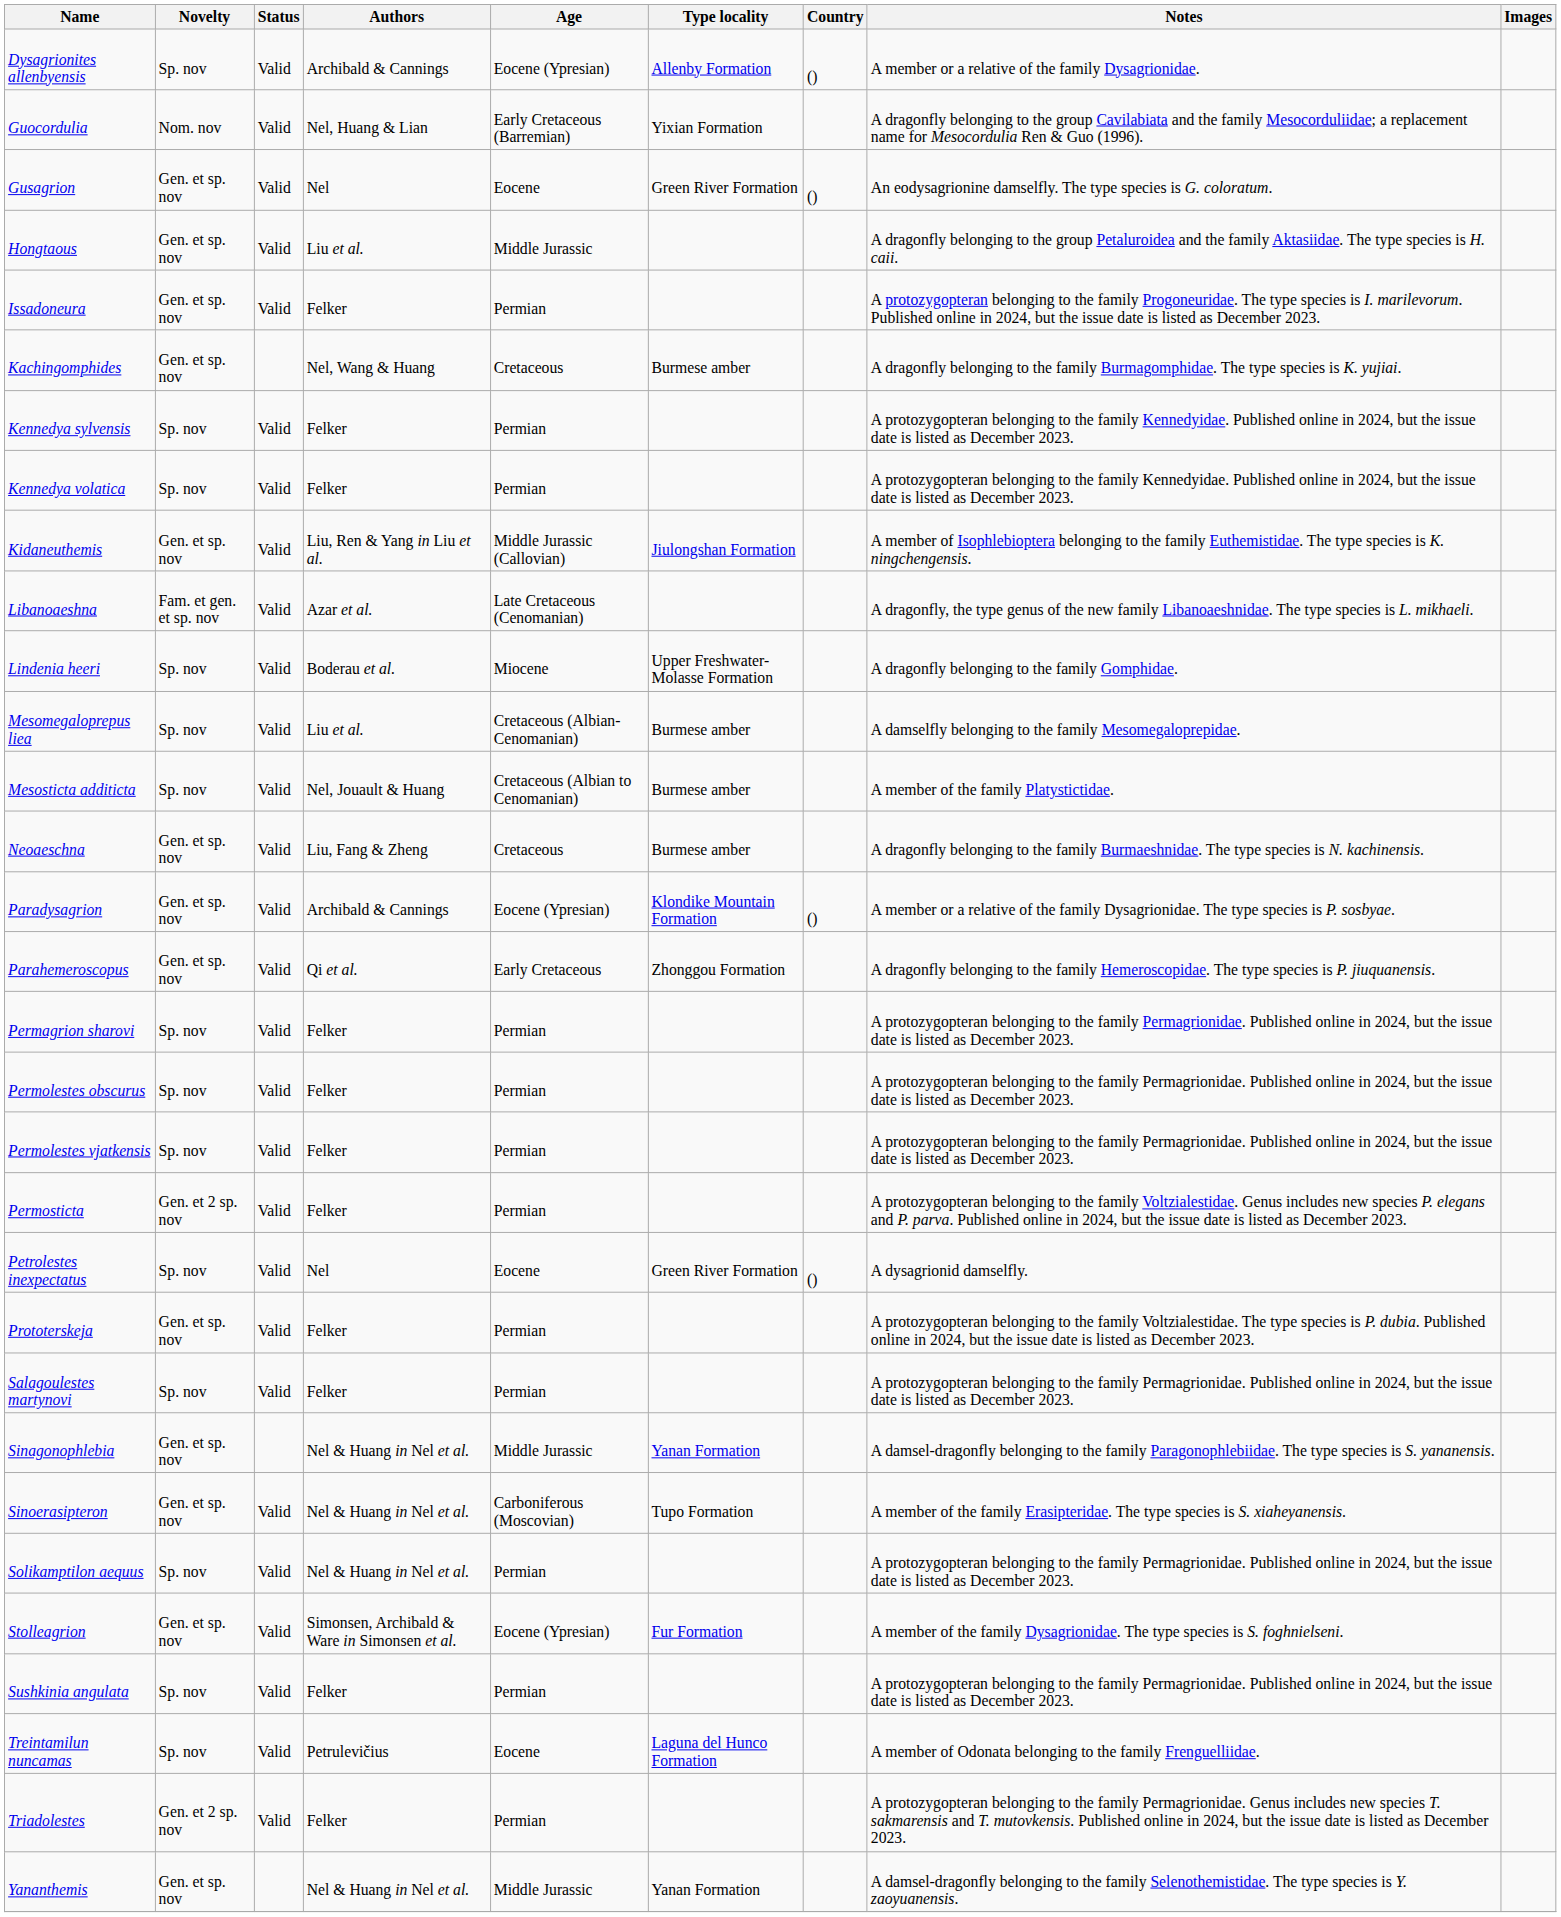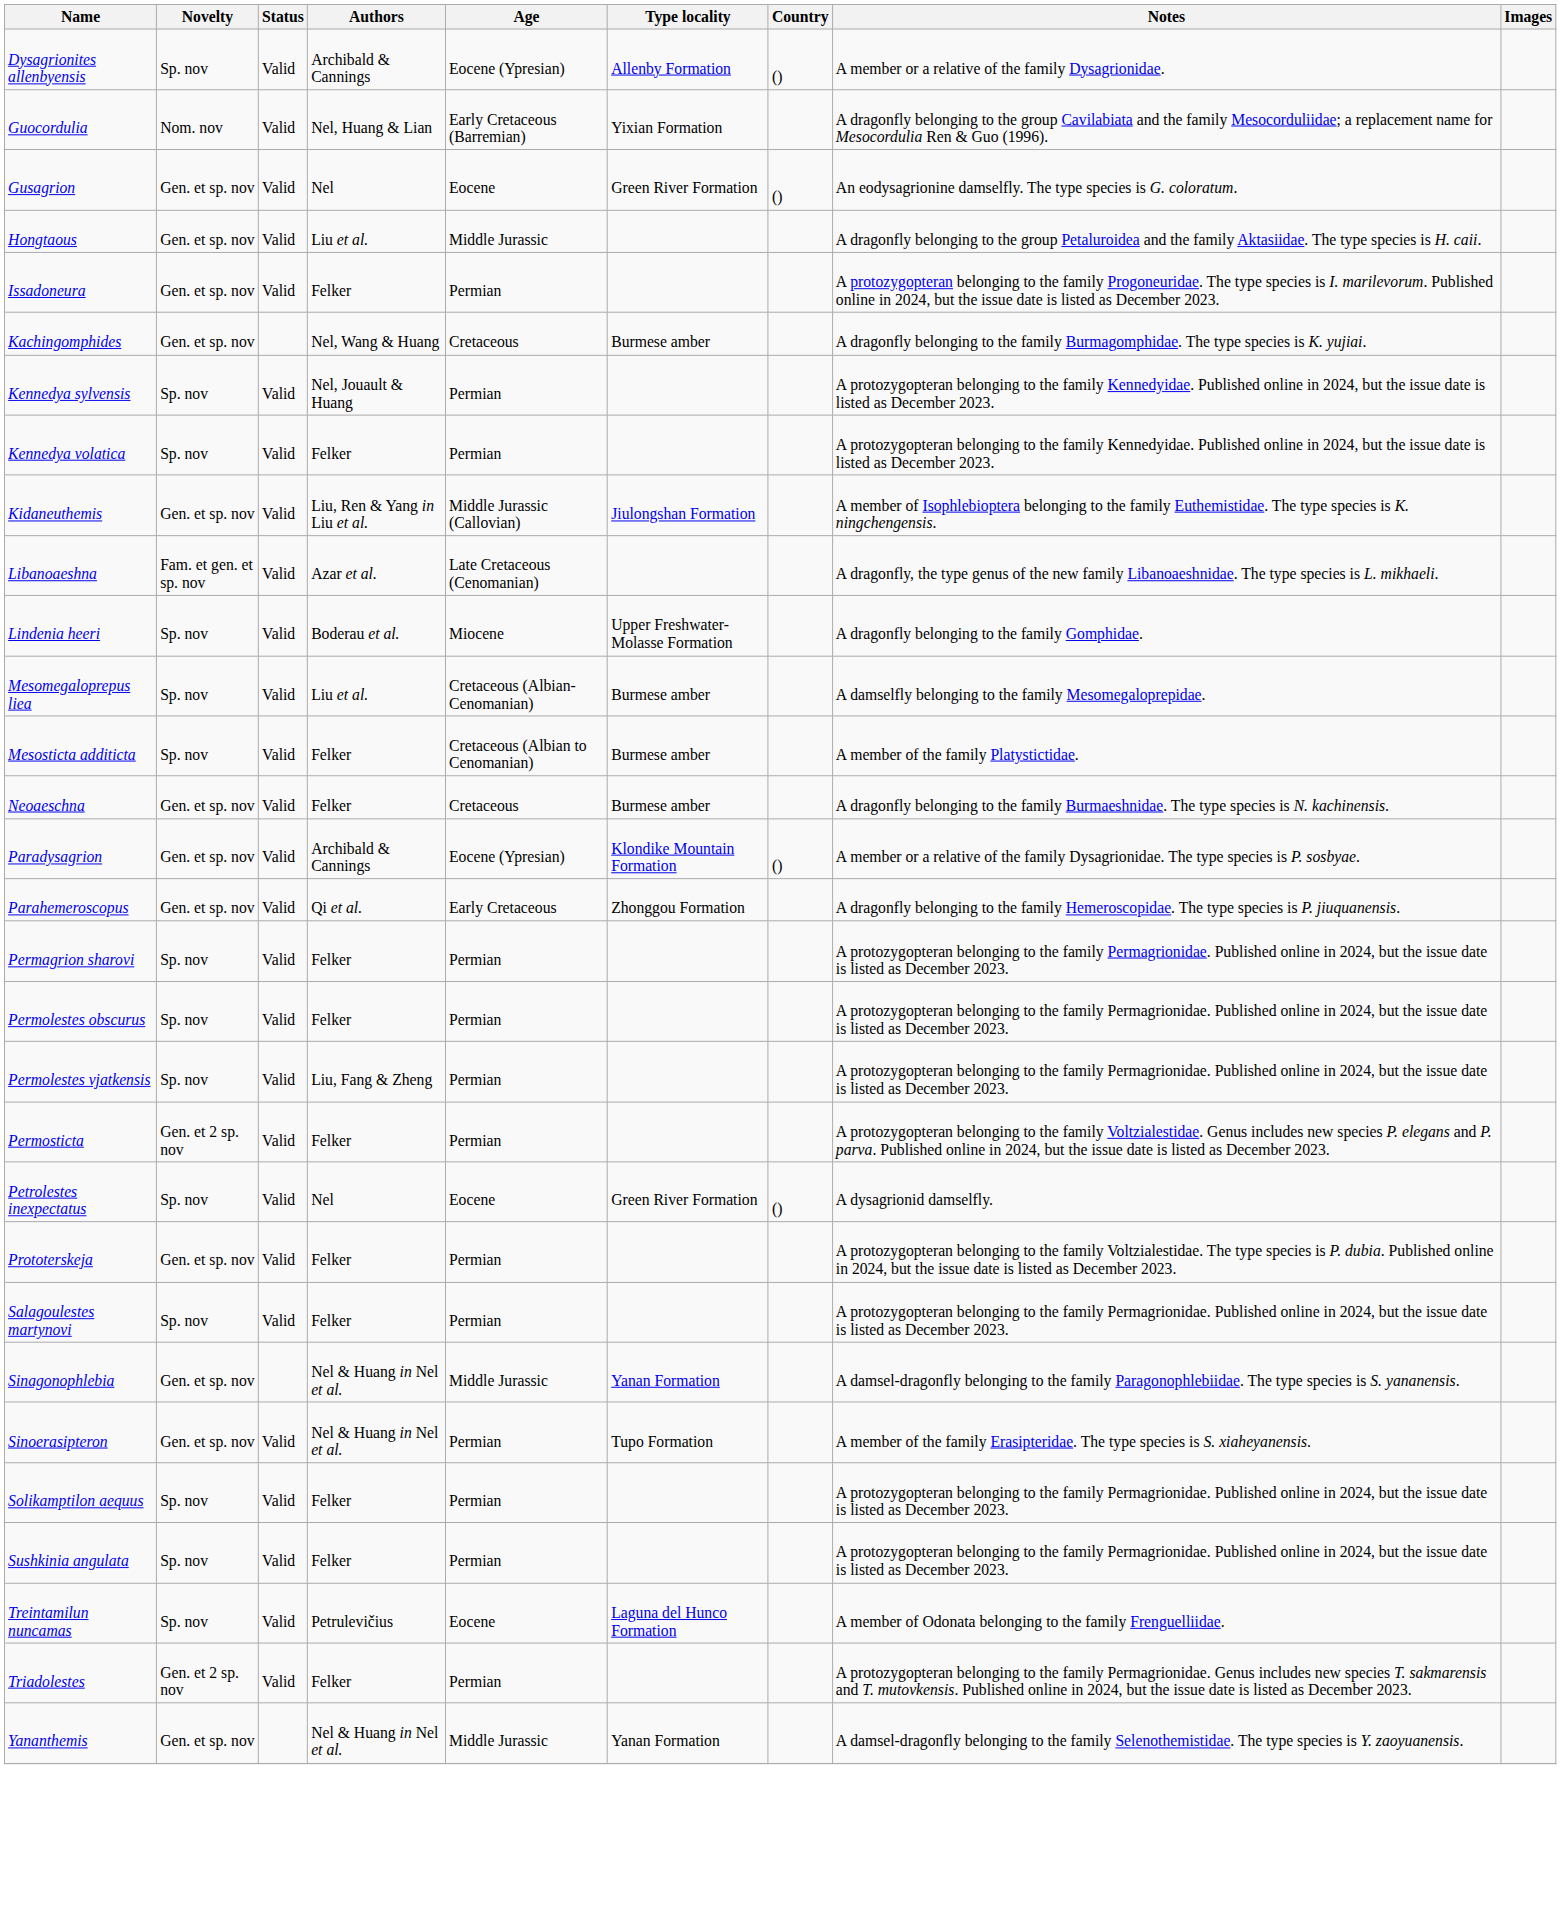(327, 429) Felker -> (357, 393) Nel, Jouault & Huang
(376, 790) Nel, Jouault & Huang -> (331, 754) Felker
(367, 850) Liu, Fang & Zheng -> (331, 806) Felker
(327, 1150) Felker -> (372, 1080) Liu, Fang & Zheng
(539, 1511) Carboniferous (Moscovian) -> (475, 1441) Permian
(388, 1571) Nel & Huang in Nel et al. -> (331, 1501) Felker
- row: (47, 1632)
